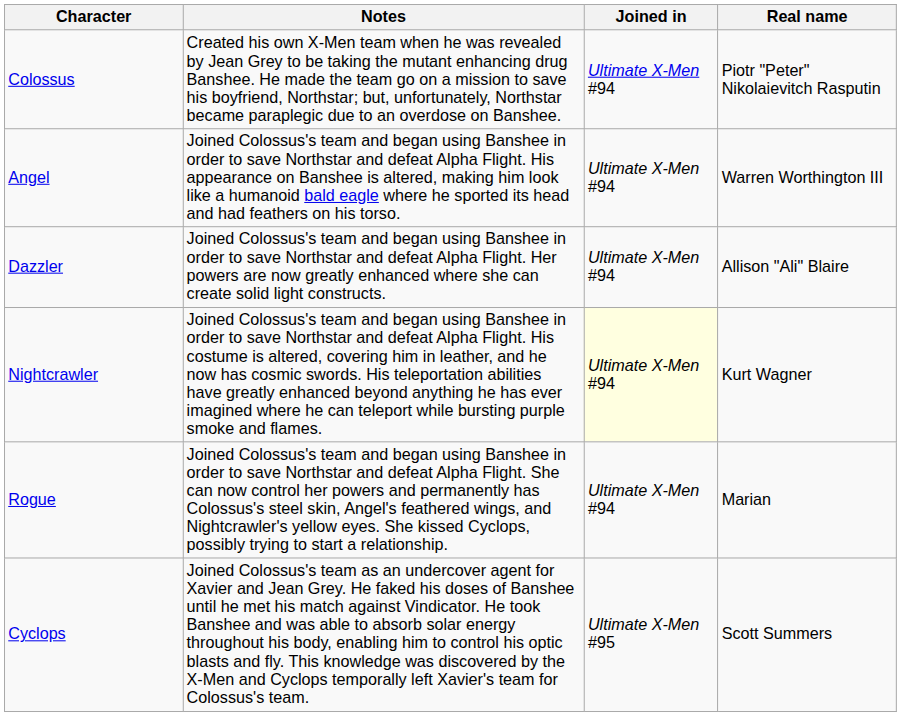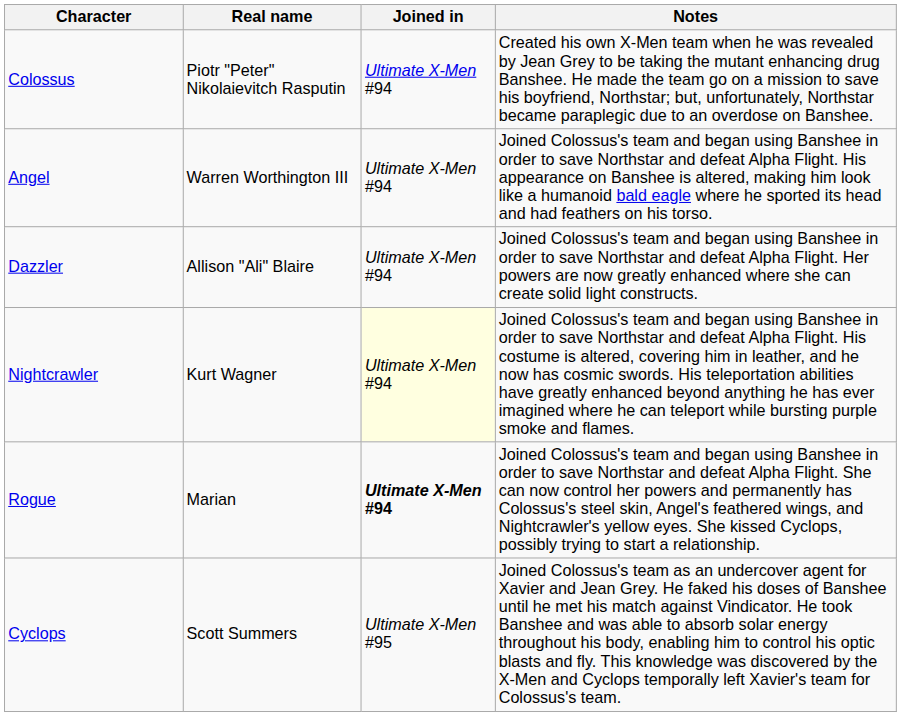columns swapped: (807, 17) <-> (384, 17)
(644, 499) normal -> (423, 499) bold
